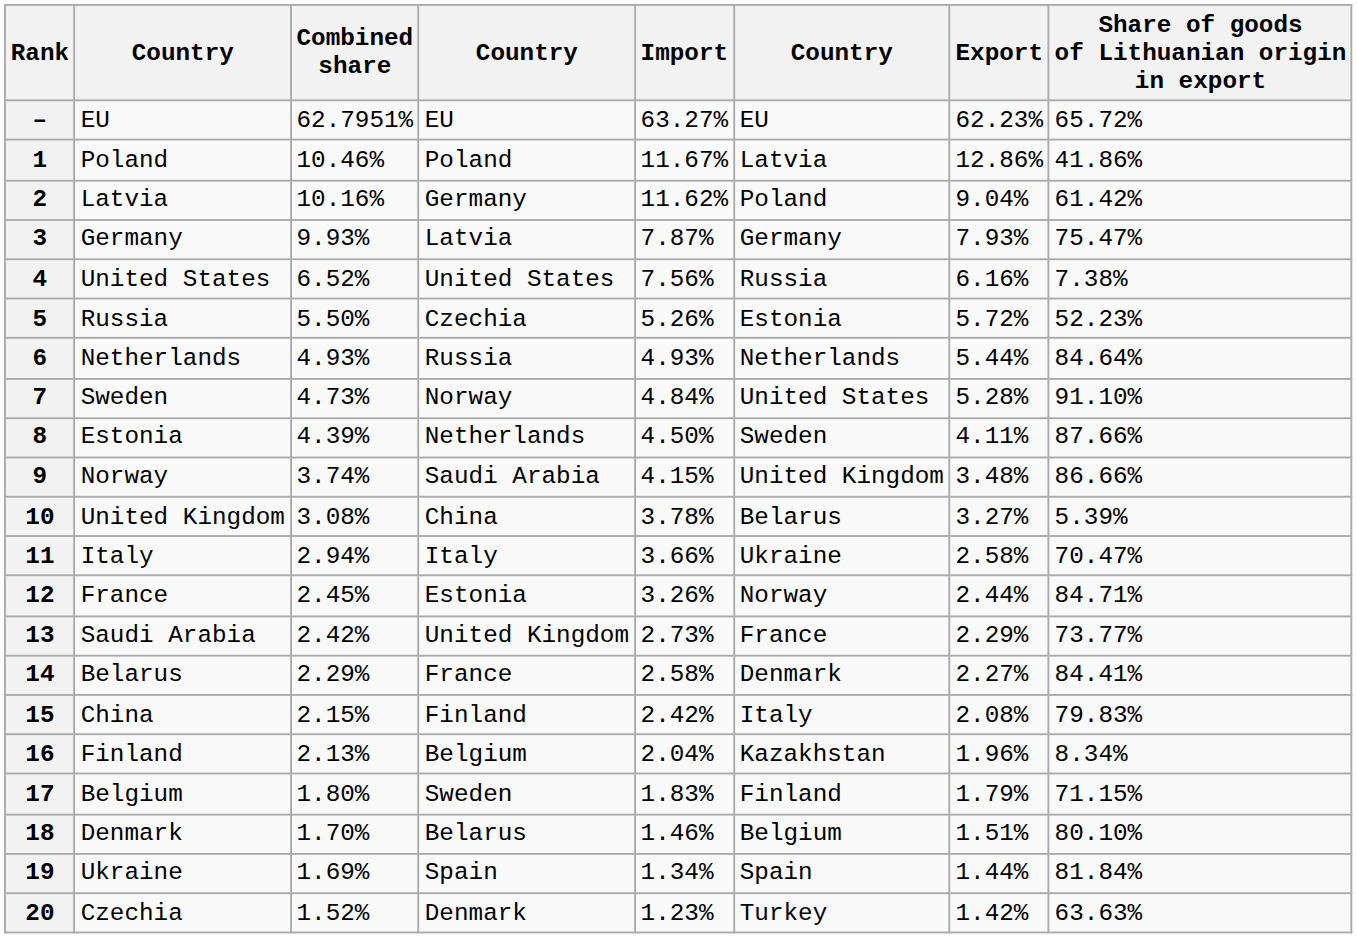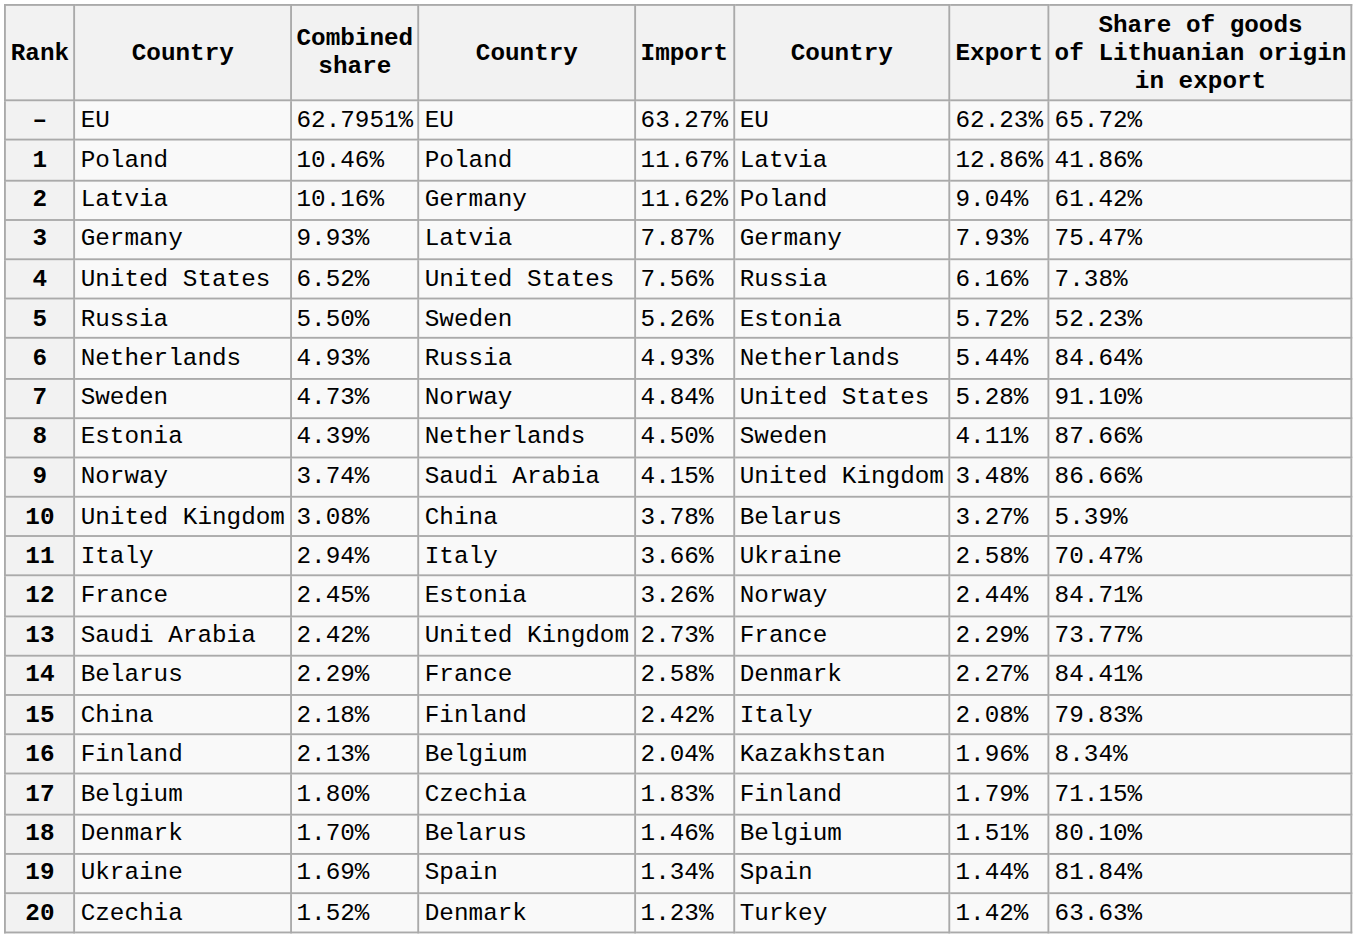(476, 319) Czechia -> (469, 319) Sweden
(333, 715) 2.15% -> (333, 715) 2.18%
(469, 794) Sweden -> (476, 794) Czechia
